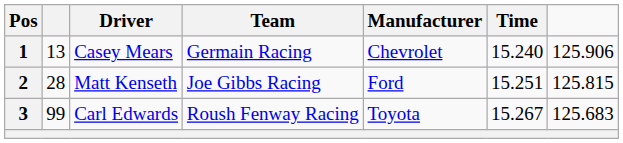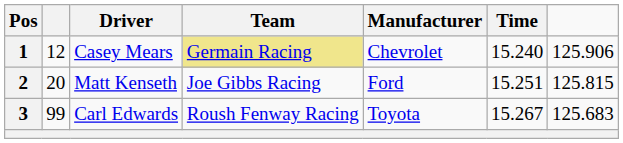(56, 51) 13 -> (56, 51) 12
(249, 51) no background -> (249, 51) khaki background
(56, 83) 28 -> (56, 83) 20
